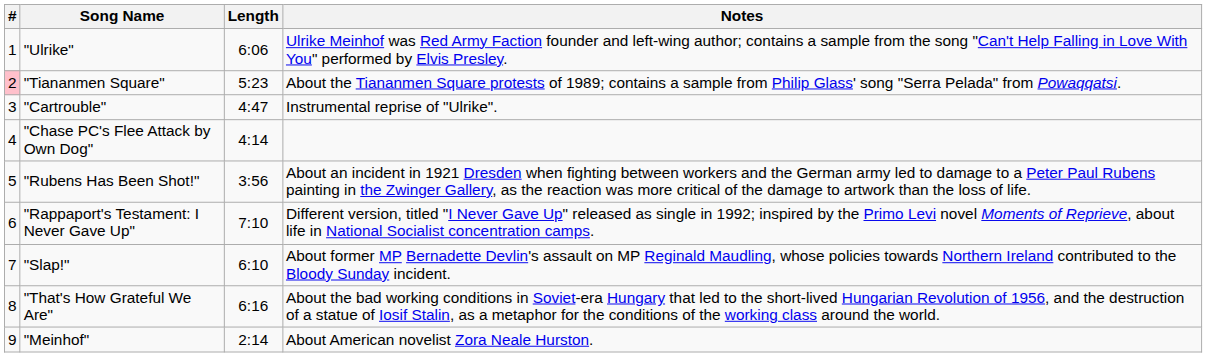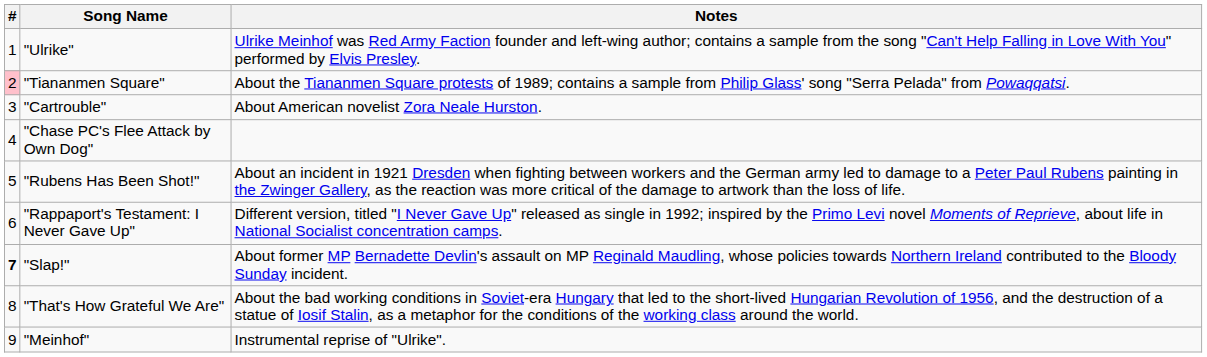- column: (253, 16)
(392, 107) Instrumental reprise of "Ulrike". -> (388, 107) About American novelist Zora Neale Hurston.
(12, 264) normal -> (12, 264) bold
(440, 339) About American novelist Zora Neale Hurston. -> (340, 339) Instrumental reprise of "Ulrike".
